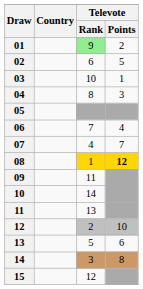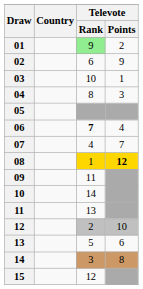(122, 62) 5 -> (122, 62) 9
(91, 128) normal -> (91, 128) bold
